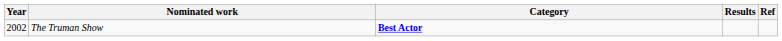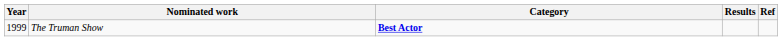(17, 28) 2002 -> (17, 28) 1999
